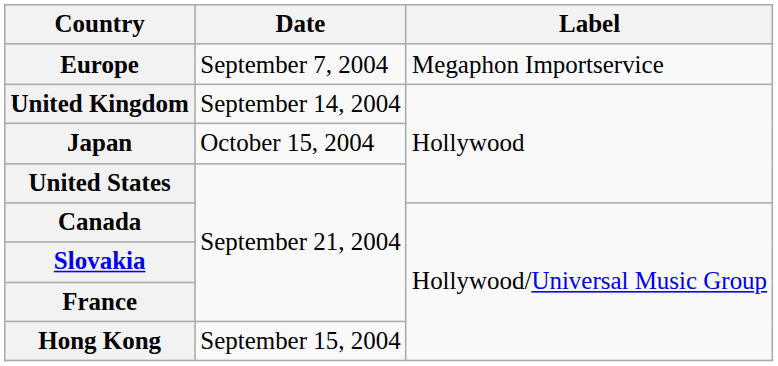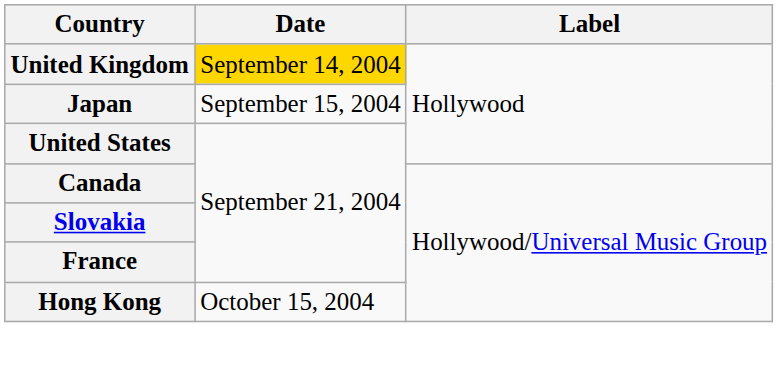- row: (100, 63)
(300, 103) no background -> (300, 63) gold background
(287, 143) October 15, 2004 -> (300, 103) September 15, 2004
(300, 340) September 15, 2004 -> (287, 301) October 15, 2004
